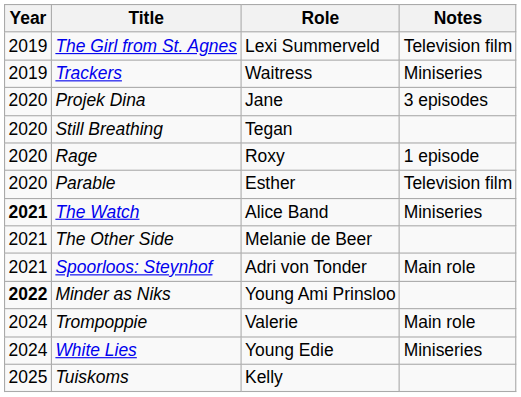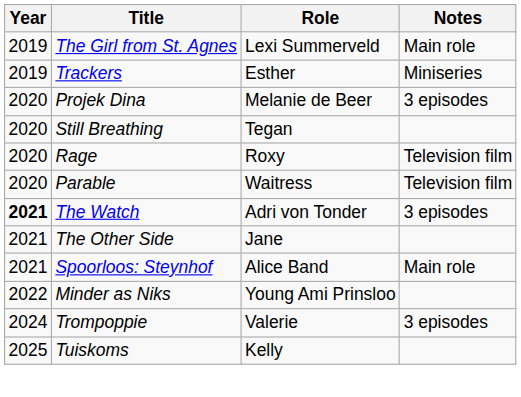(458, 45) Television film -> (440, 45) Main role
(279, 73) Waitress -> (270, 73) Esther
(264, 101) Jane -> (309, 101) Melanie de Beer
(441, 156) 1 episode -> (458, 156) Television film
(270, 184) Esther -> (279, 184) Waitress
(287, 211) Alice Band -> (306, 211) Adri von Tonder
(443, 211) Miniseries -> (446, 211) 3 episodes
(309, 239) Melanie de Beer -> (264, 239) Jane
(306, 267) Adri von Tonder -> (287, 267) Alice Band
(28, 294) bold -> (28, 294) normal
(440, 322) Main role -> (446, 322) 3 episodes
- row: (96, 350)
